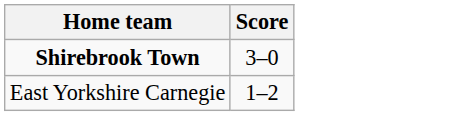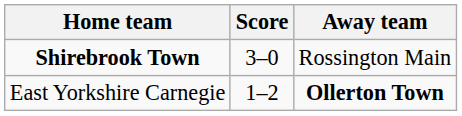+ column: (375, 22)
